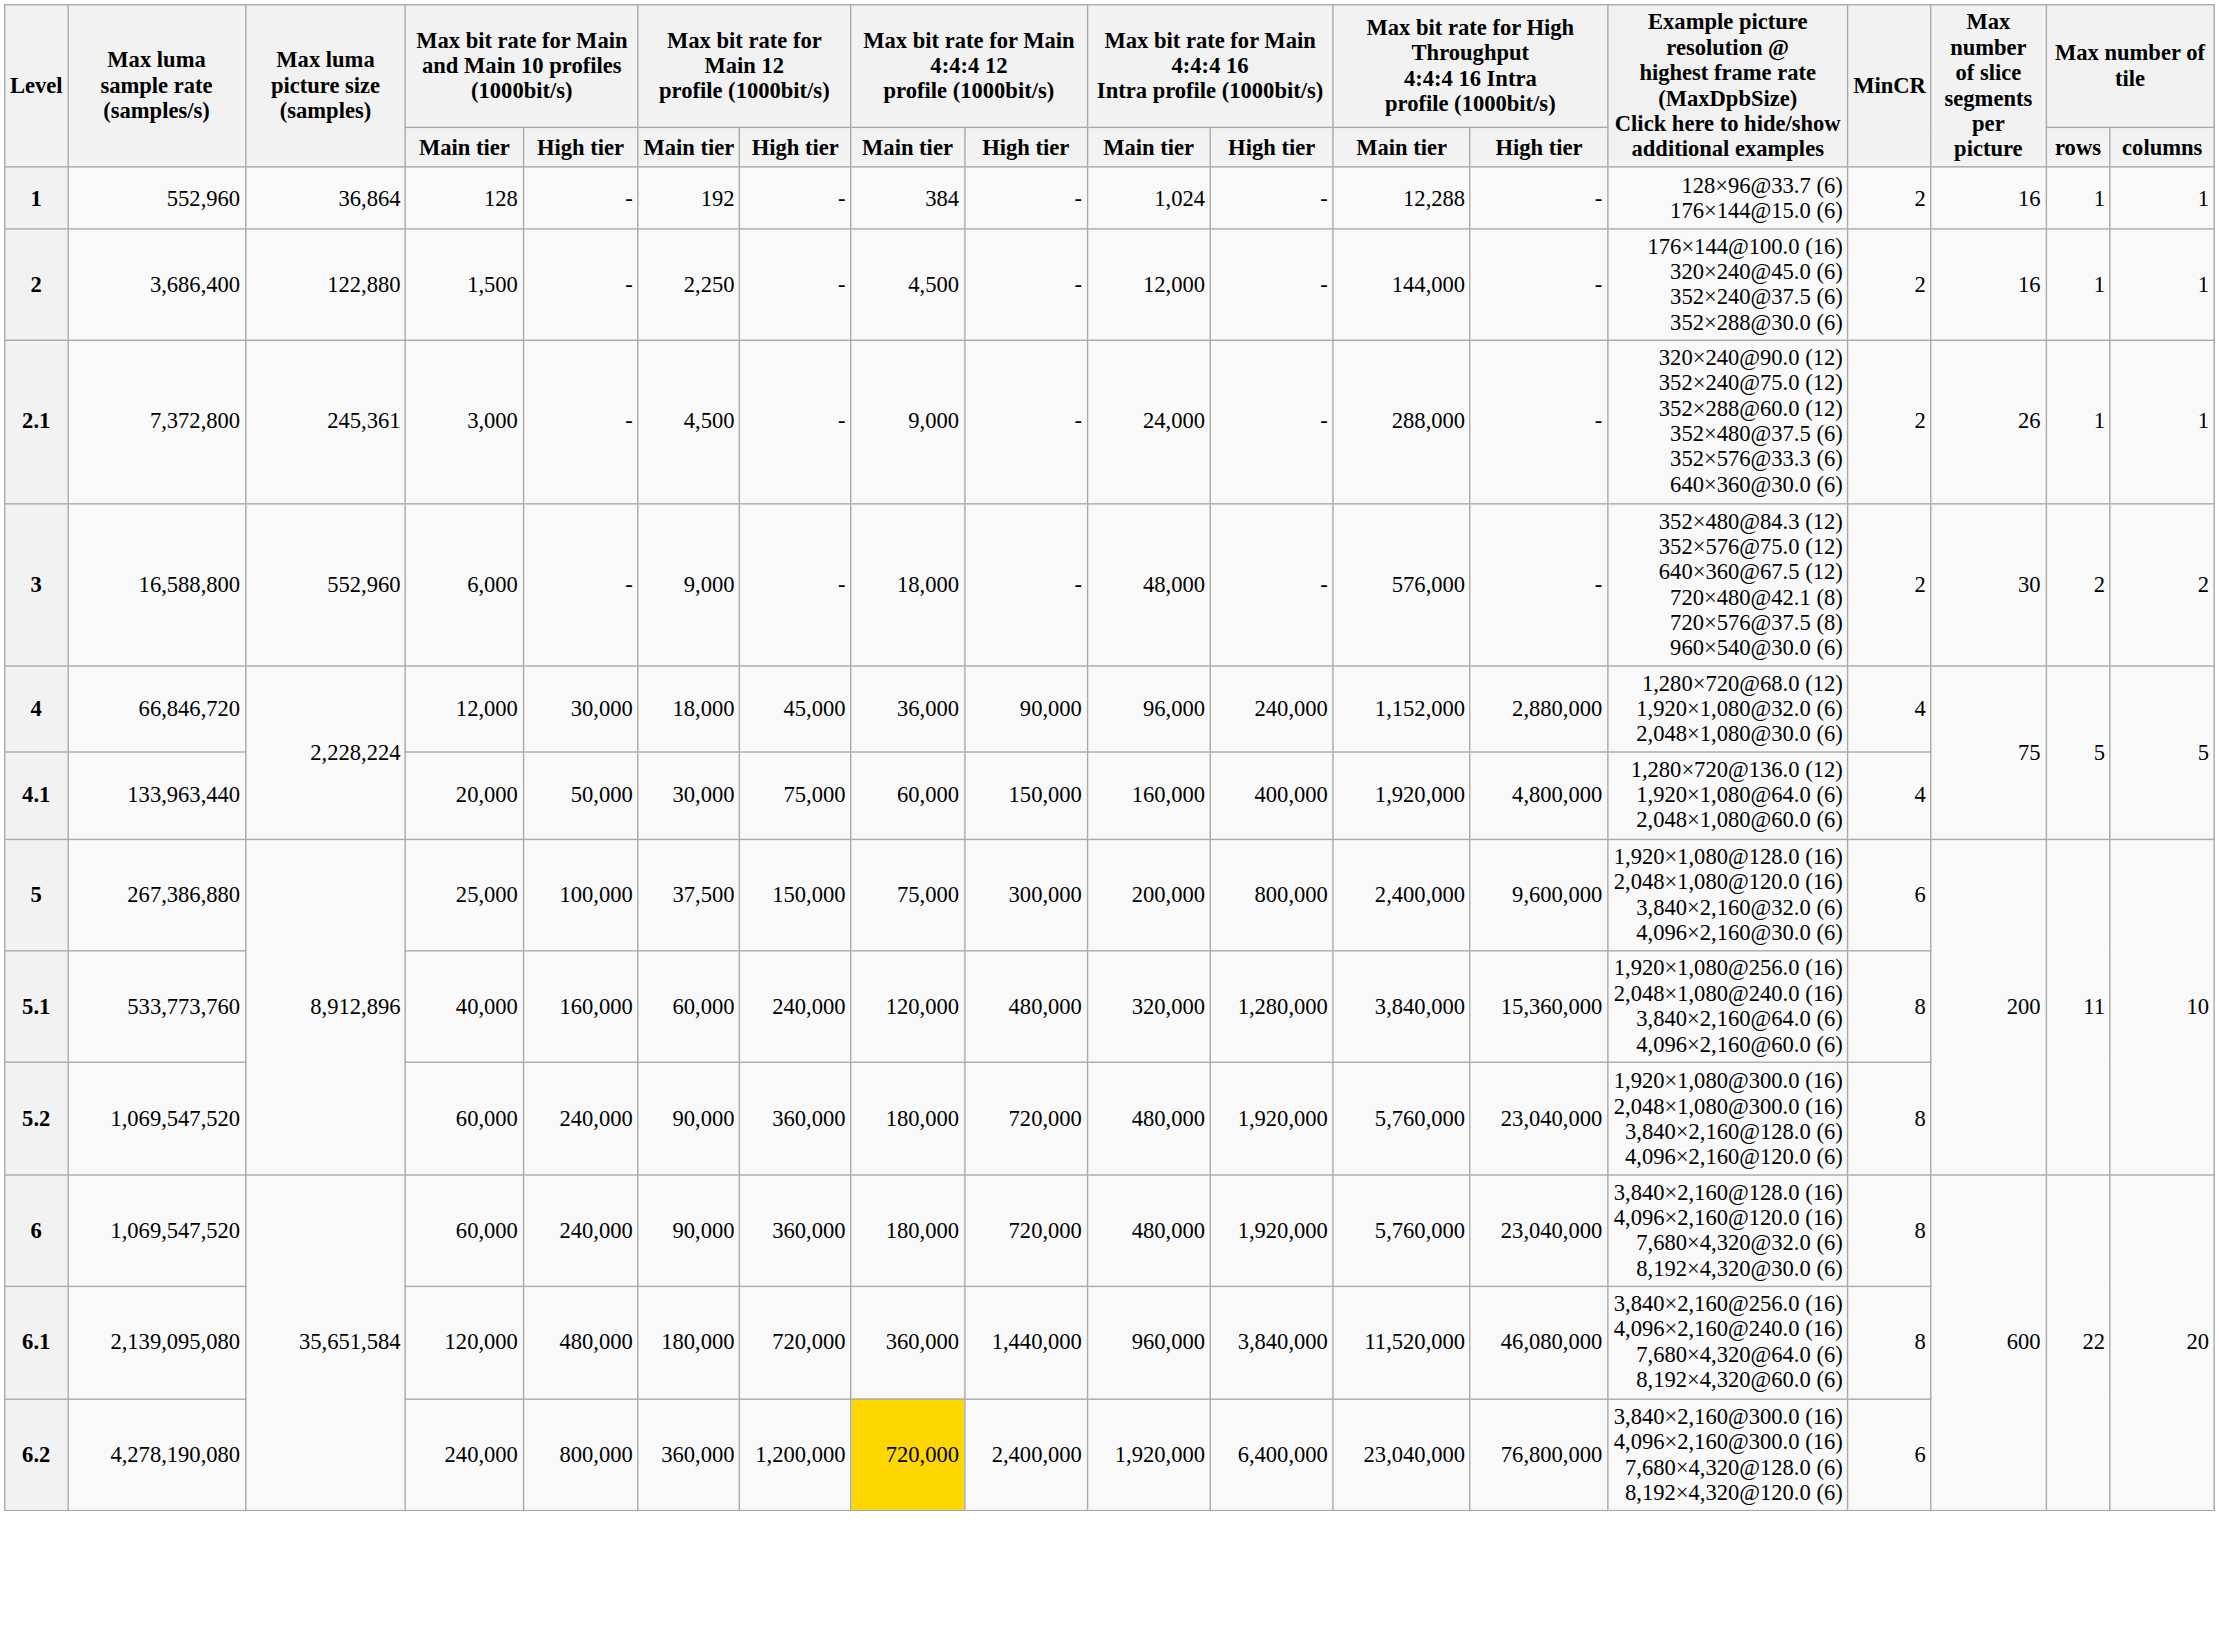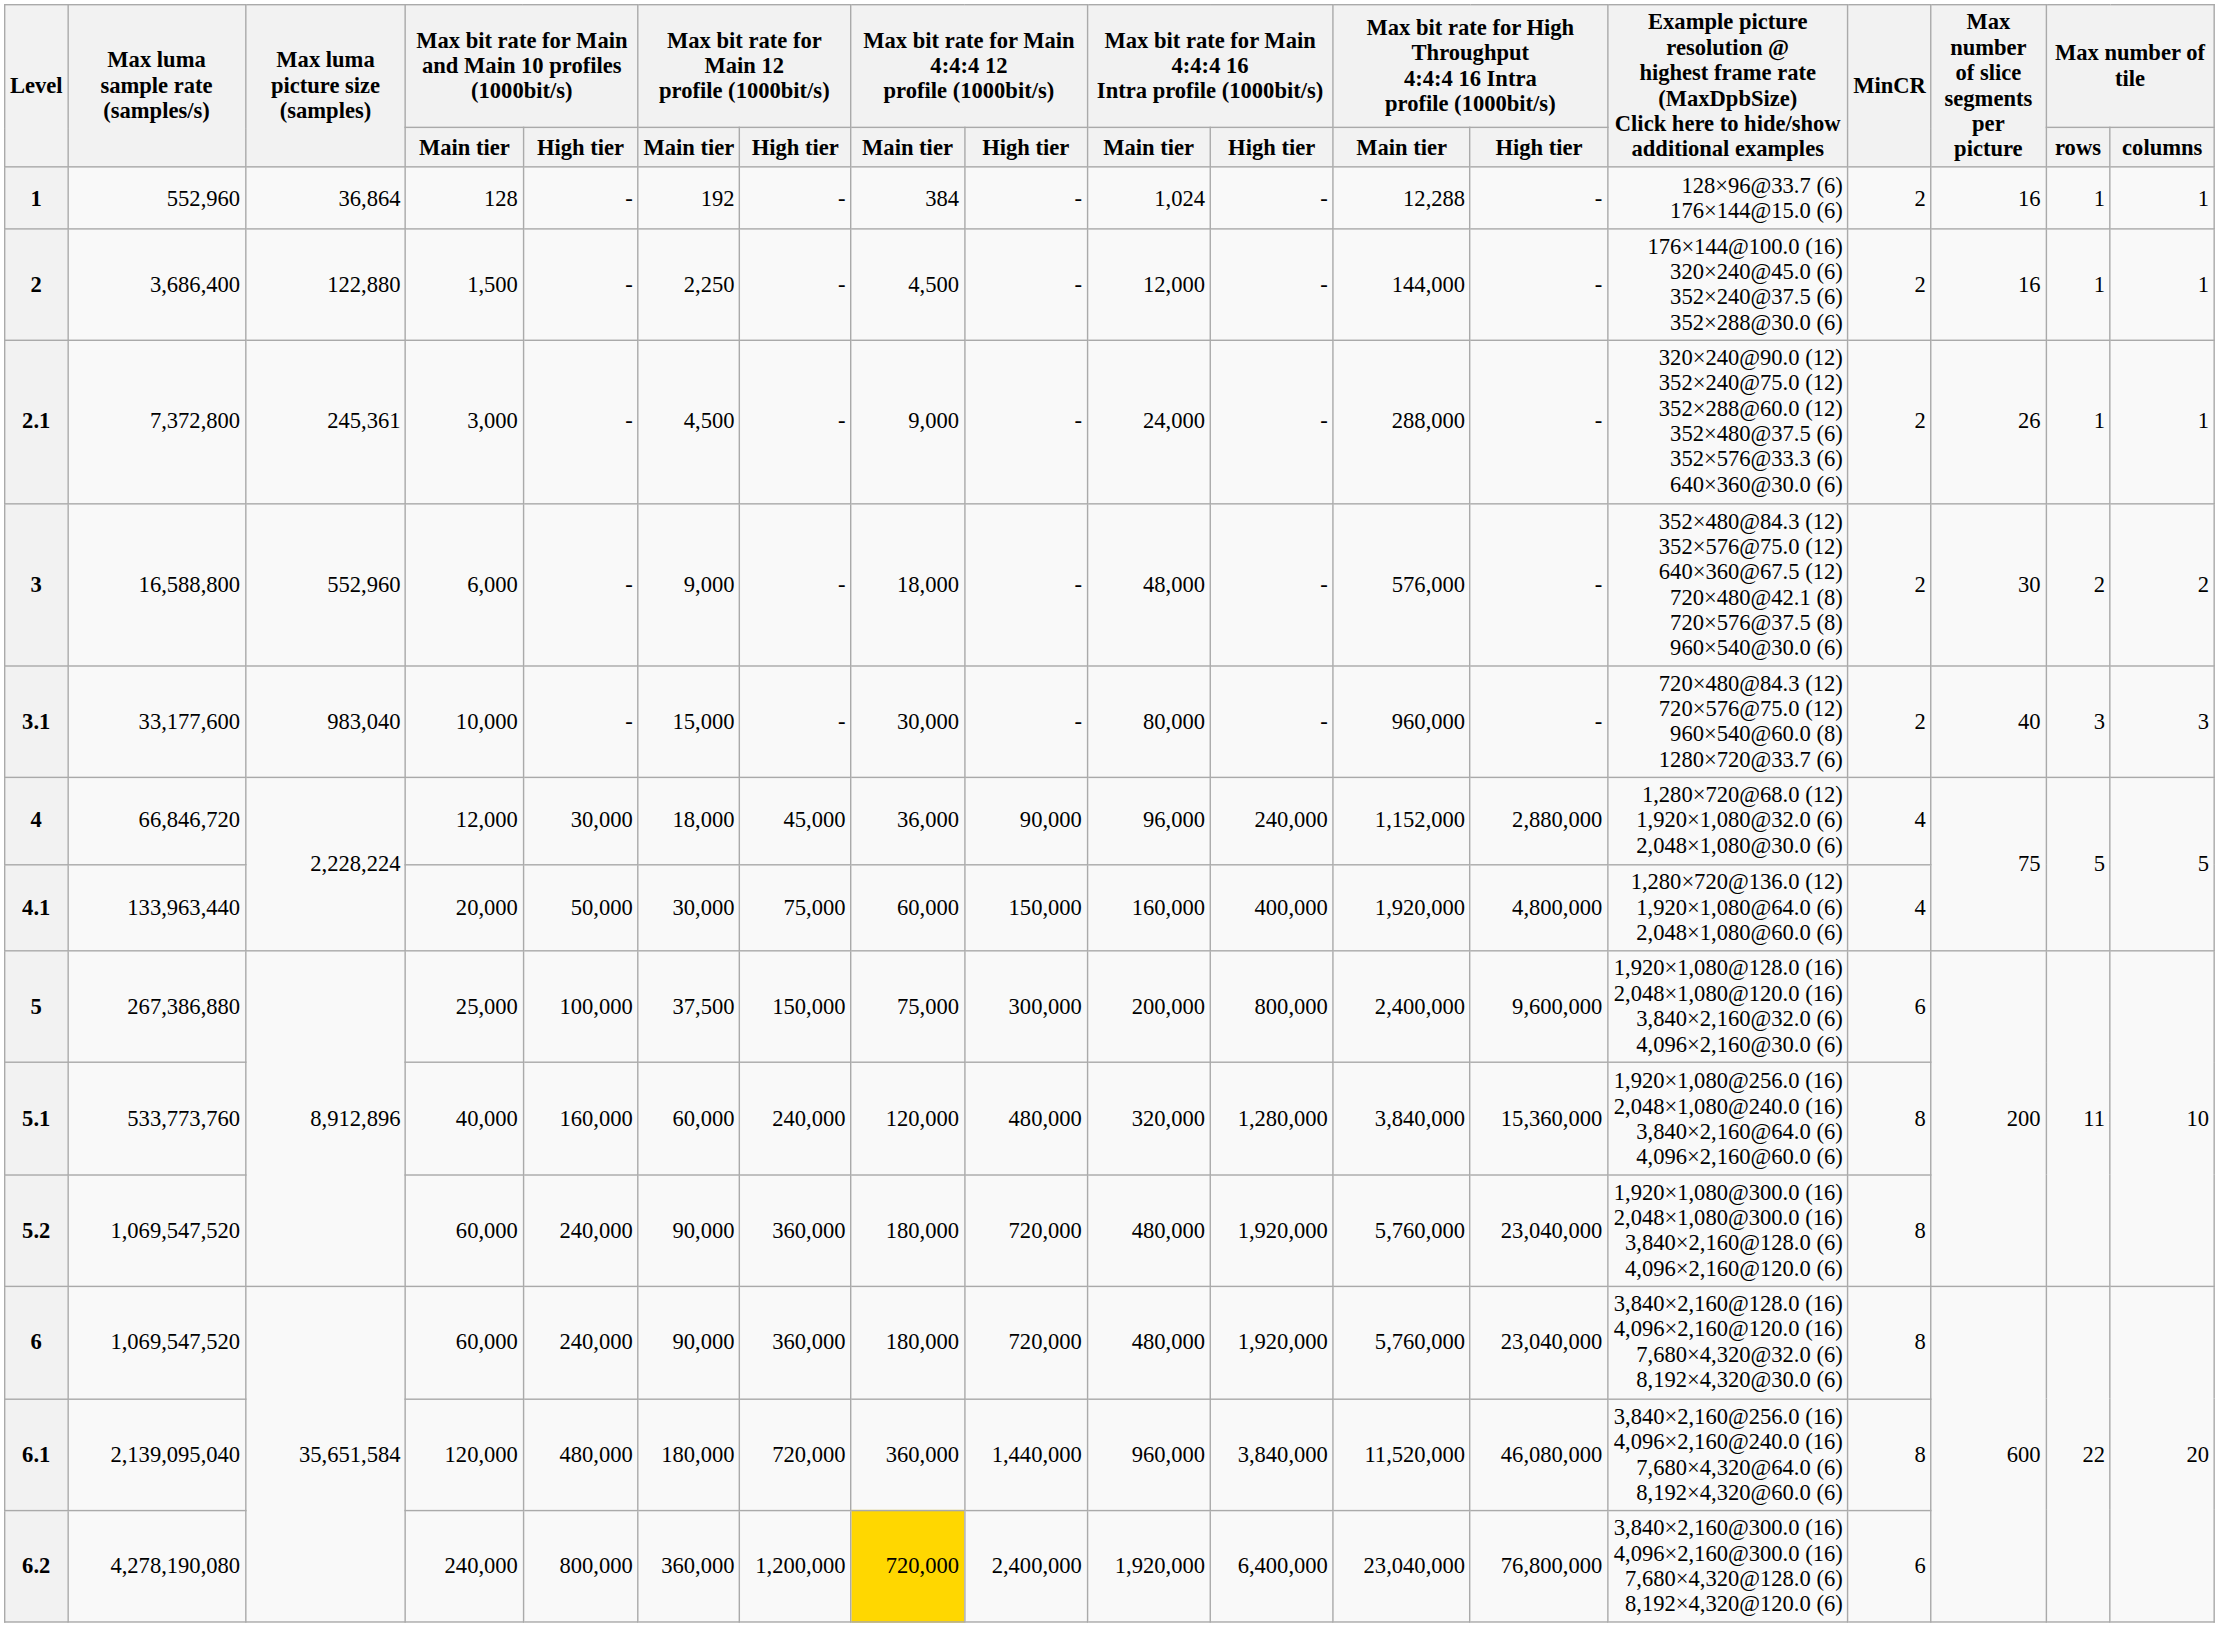+ row: (36, 721)
(175, 1342) 2,139,095,080 -> (175, 1454) 2,139,095,040
